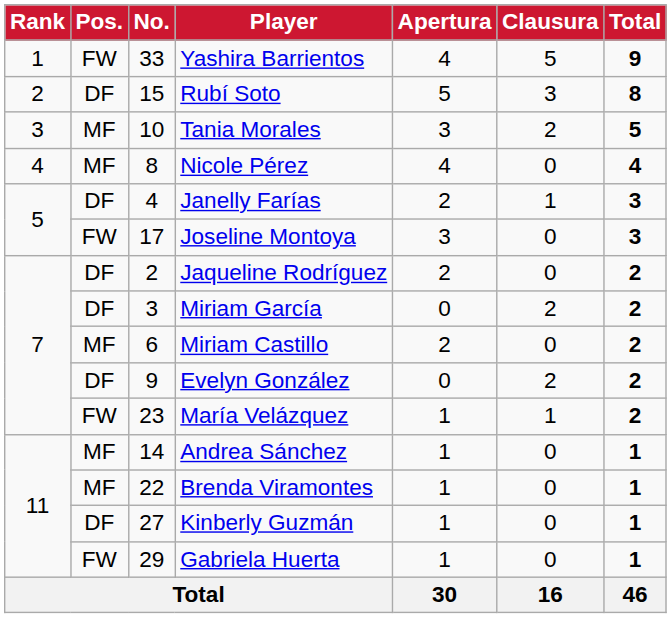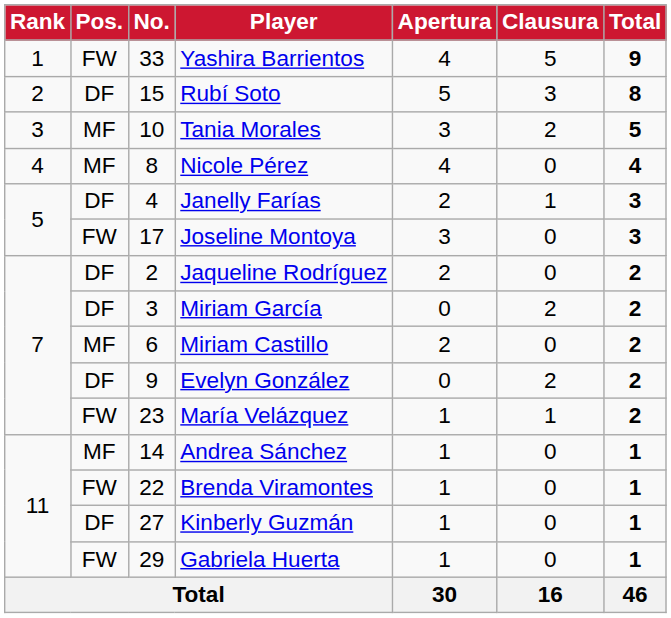(99, 487) MF -> (99, 487) FW
